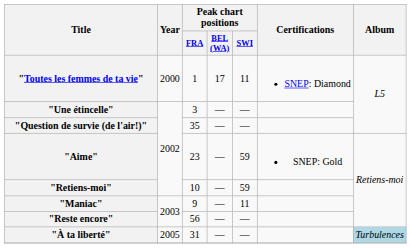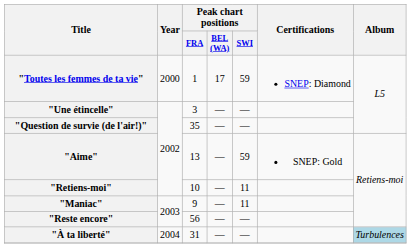(245, 78) 11 -> (245, 78) 59
(195, 156) 23 -> (195, 156) 13
(245, 188) 59 -> (245, 188) 11
(170, 235) 2005 -> (170, 235) 2004
